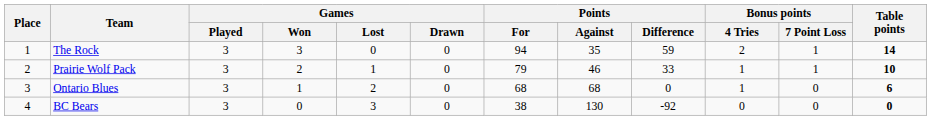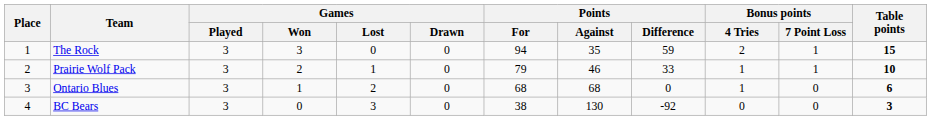(889, 50) 14 -> (889, 50) 15
(889, 106) 0 -> (889, 106) 3
